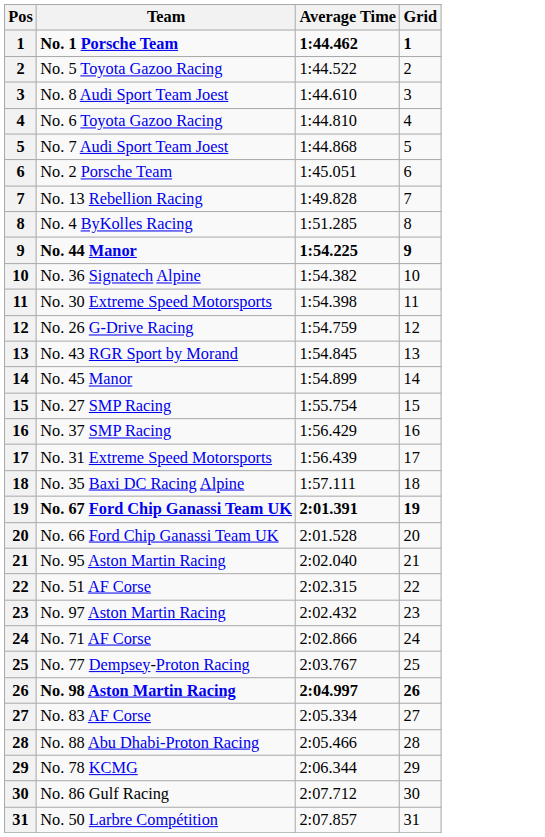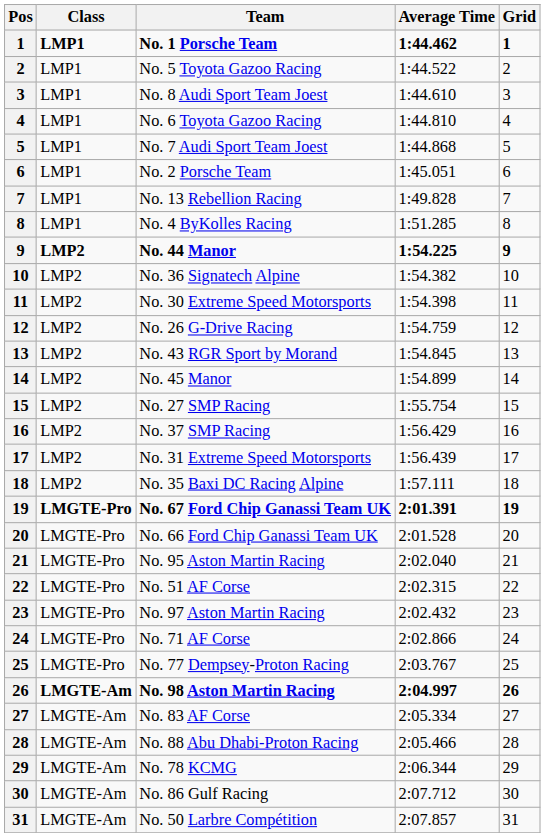+ column: (86, 17)
